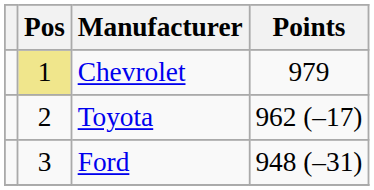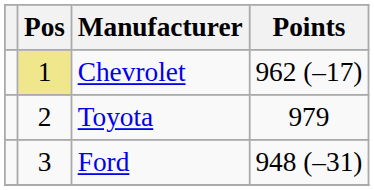(309, 72) 979 -> (309, 72) 962 (–17)
(309, 117) 962 (–17) -> (309, 117) 979
